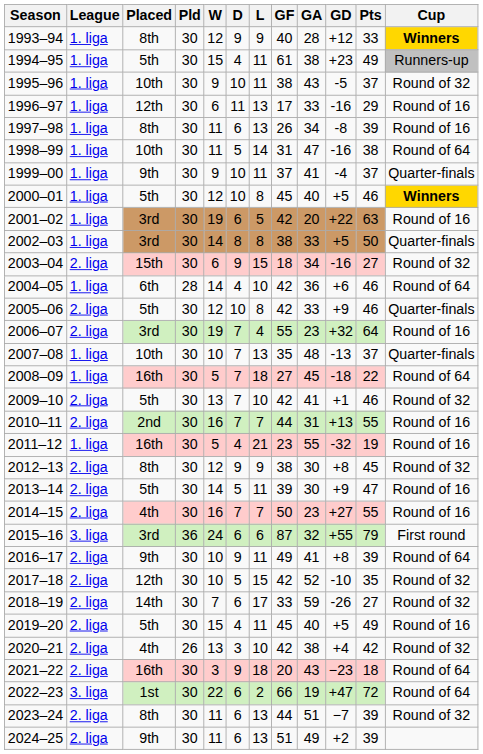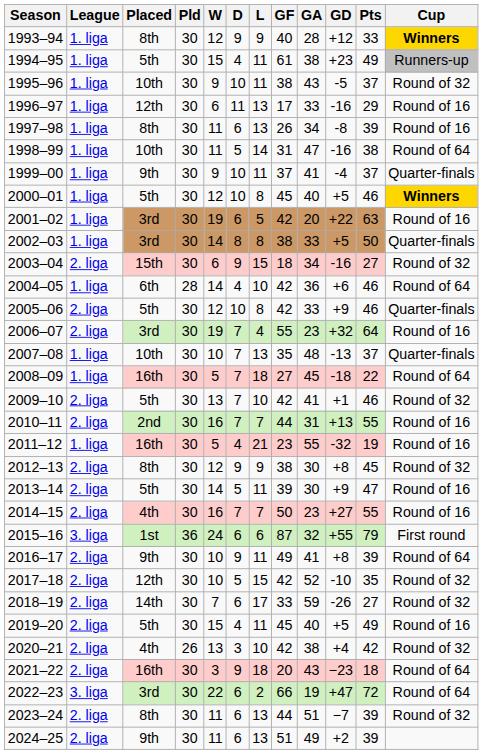(149, 535) 3rd -> (149, 535) 1st
(149, 693) 1st -> (149, 693) 3rd
